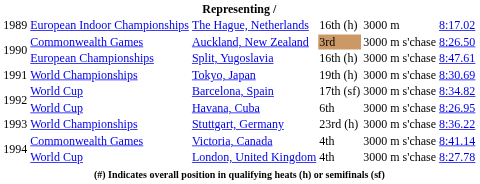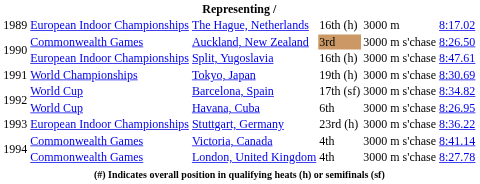(92, 58) European Championships -> (110, 58) European Indoor Championships
(84, 124) World Championships -> (110, 124) European Indoor Championships
(57, 157) World Cup -> (87, 157) Commonwealth Games
